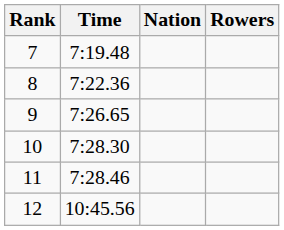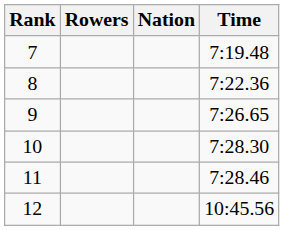columns swapped: (242, 20) <-> (100, 20)
